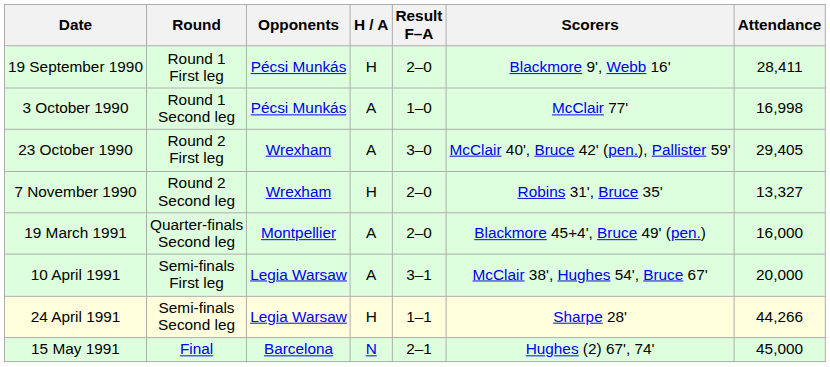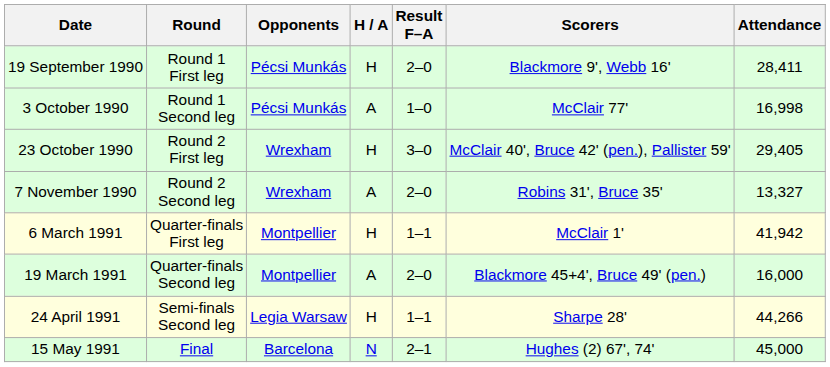(371, 150) A -> (371, 150) H
(371, 191) H -> (371, 191) A
+ row: (75, 233)
- row: (75, 275)
